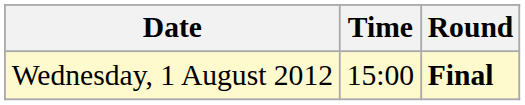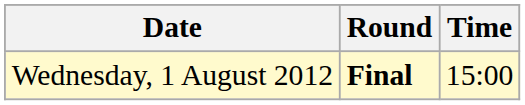columns swapped: (380, 27) <-> (471, 27)
